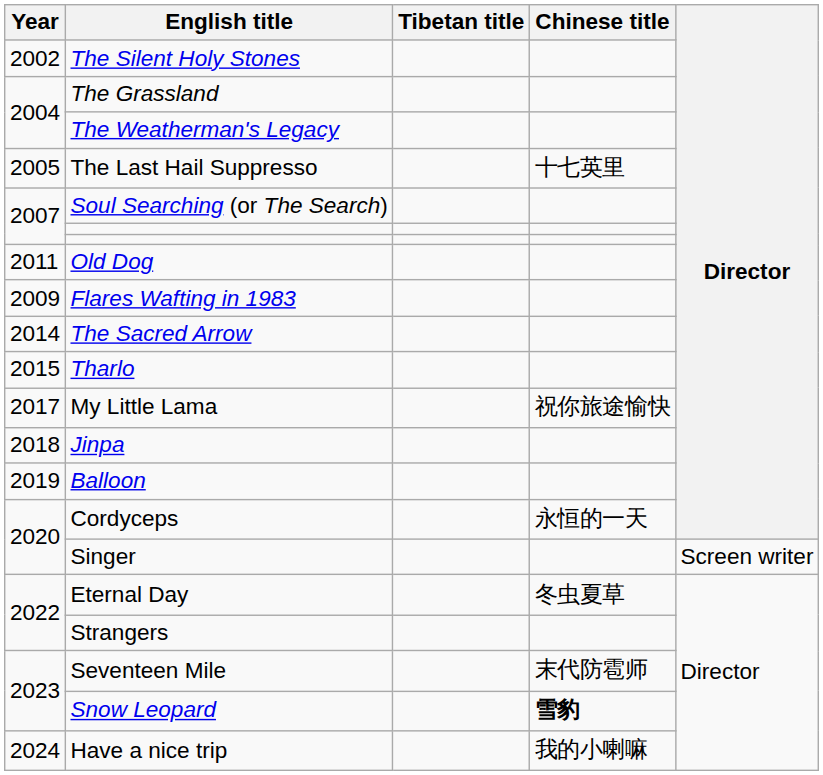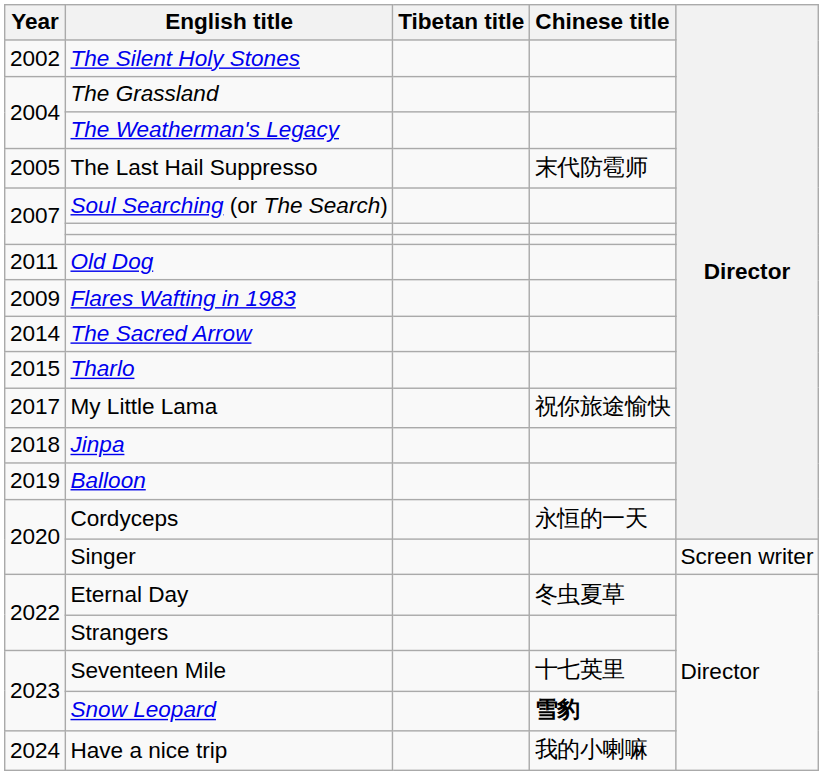(586, 166) 十七英里 -> (597, 166) 末代防雹师
(597, 669) 末代防雹师 -> (586, 669) 十七英里
